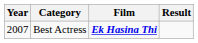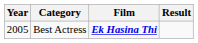(18, 30) 2007 -> (18, 30) 2005
